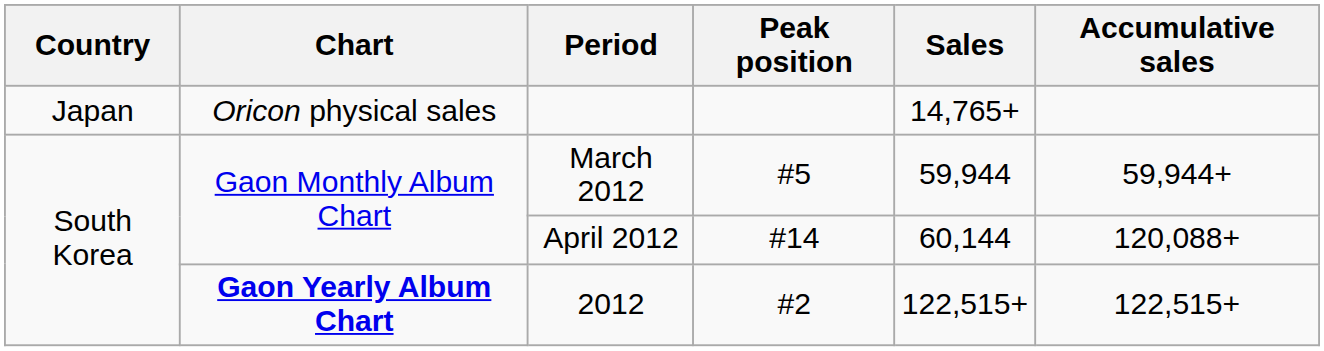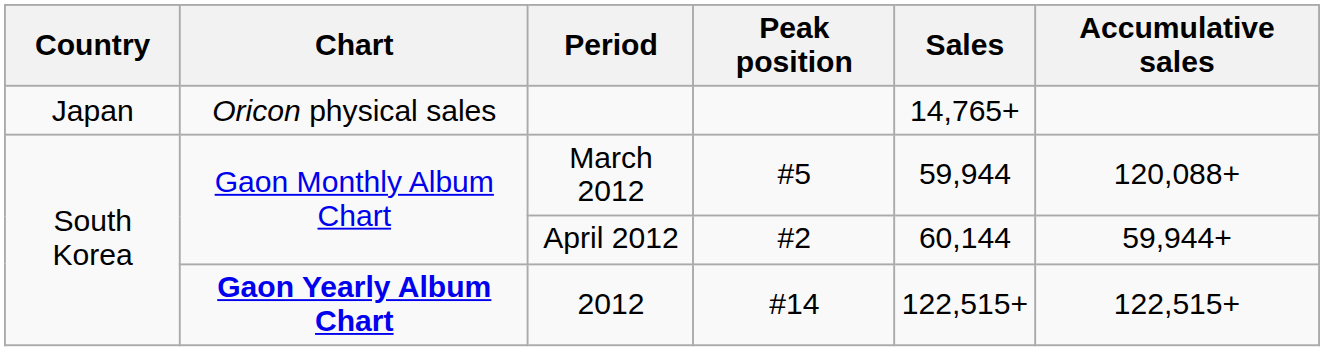(1177, 174) 59,944+ -> (1177, 174) 120,088+
(794, 239) #14 -> (794, 239) #2
(1177, 239) 120,088+ -> (1177, 239) 59,944+
(794, 303) #2 -> (794, 303) #14
